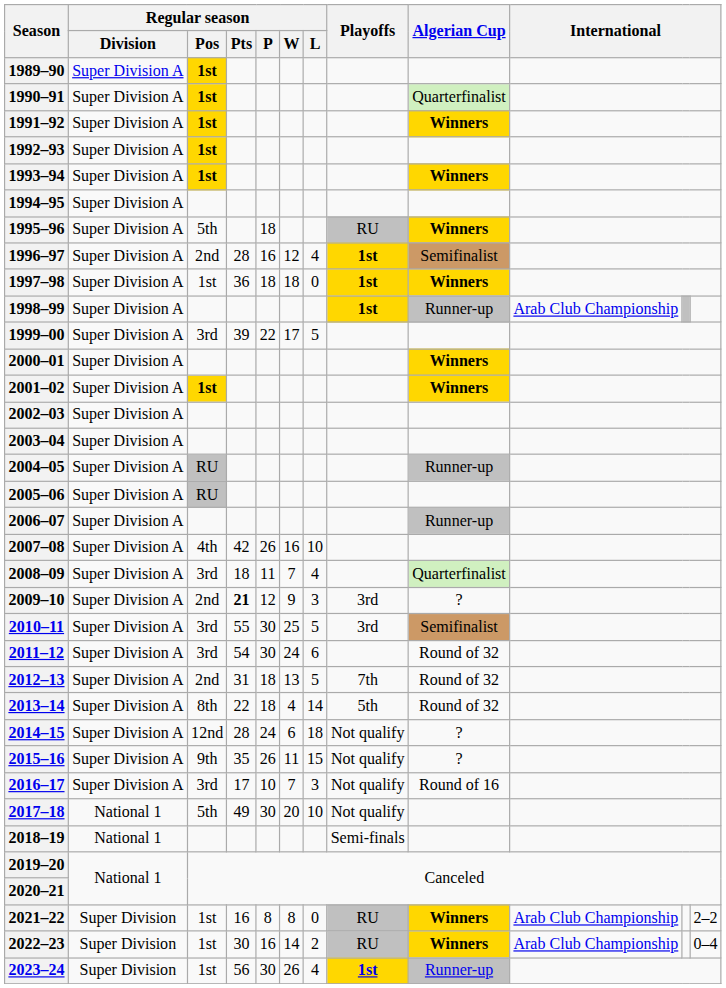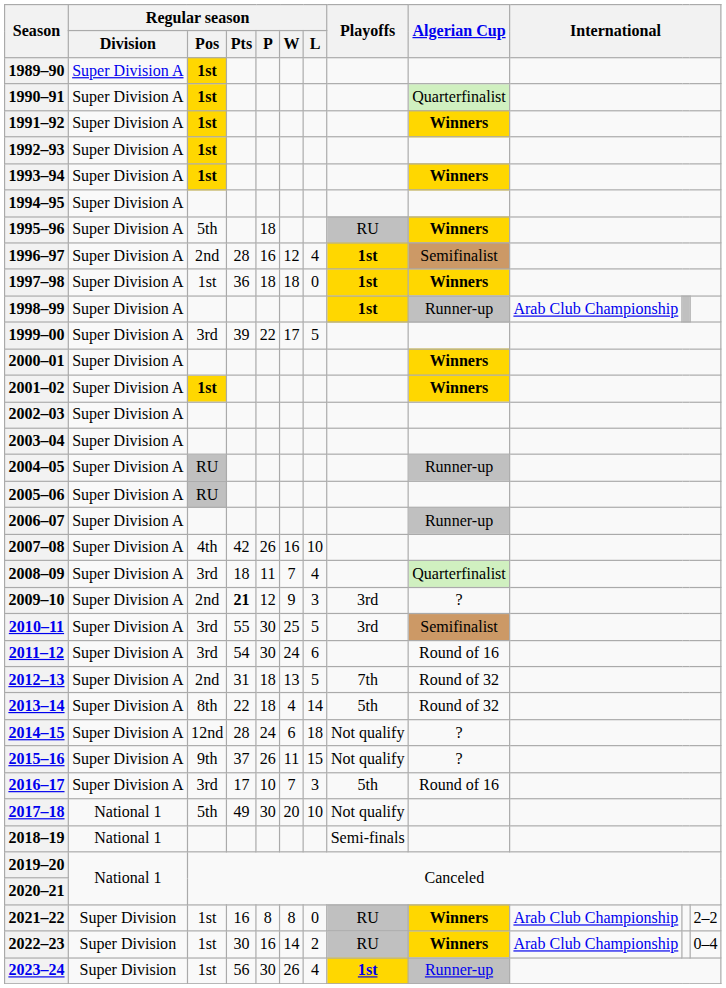(459, 652) Round of 32 -> (459, 652) Round of 16
(241, 758) 35 -> (241, 758) 37
(368, 785) Not qualify -> (368, 785) 5th
